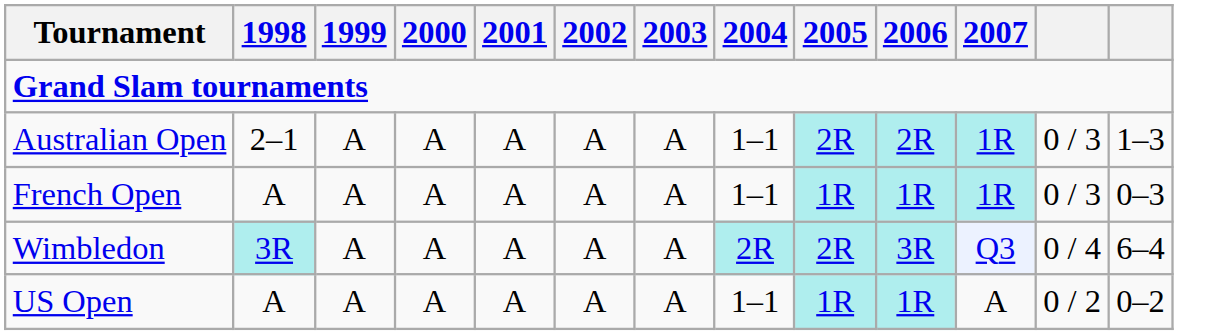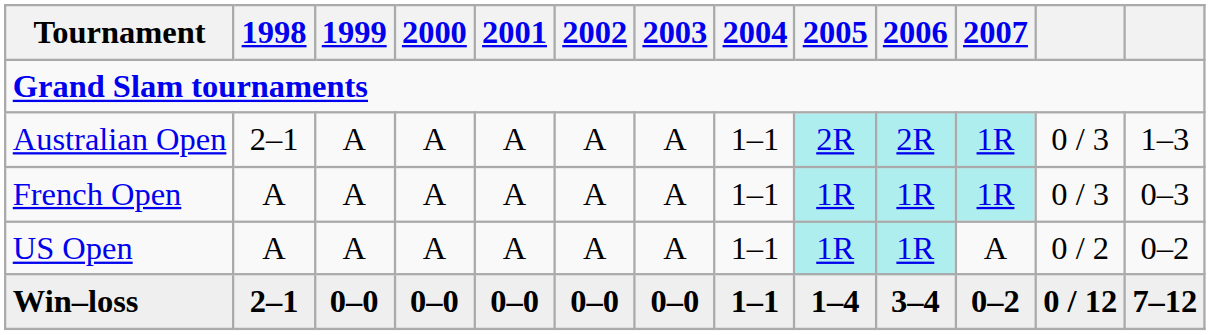- row: (89, 247)
+ row: (76, 301)
